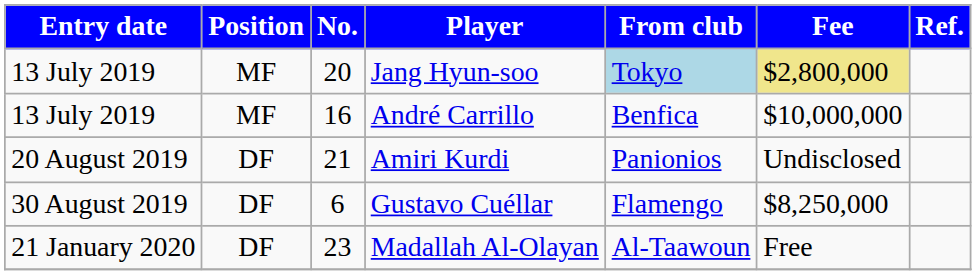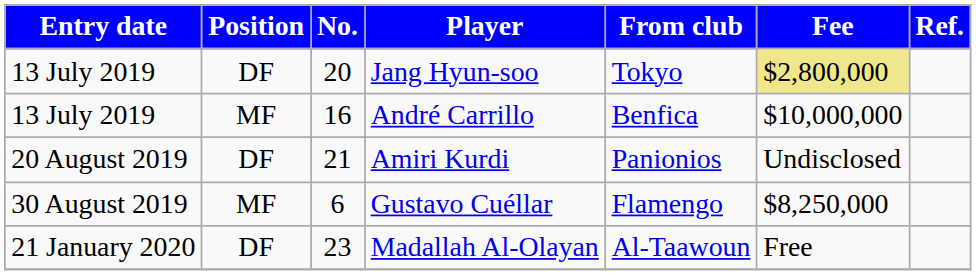(256, 70) MF -> (256, 70) DF
(647, 70) lightblue background -> (647, 70) no background
(256, 203) DF -> (256, 203) MF
